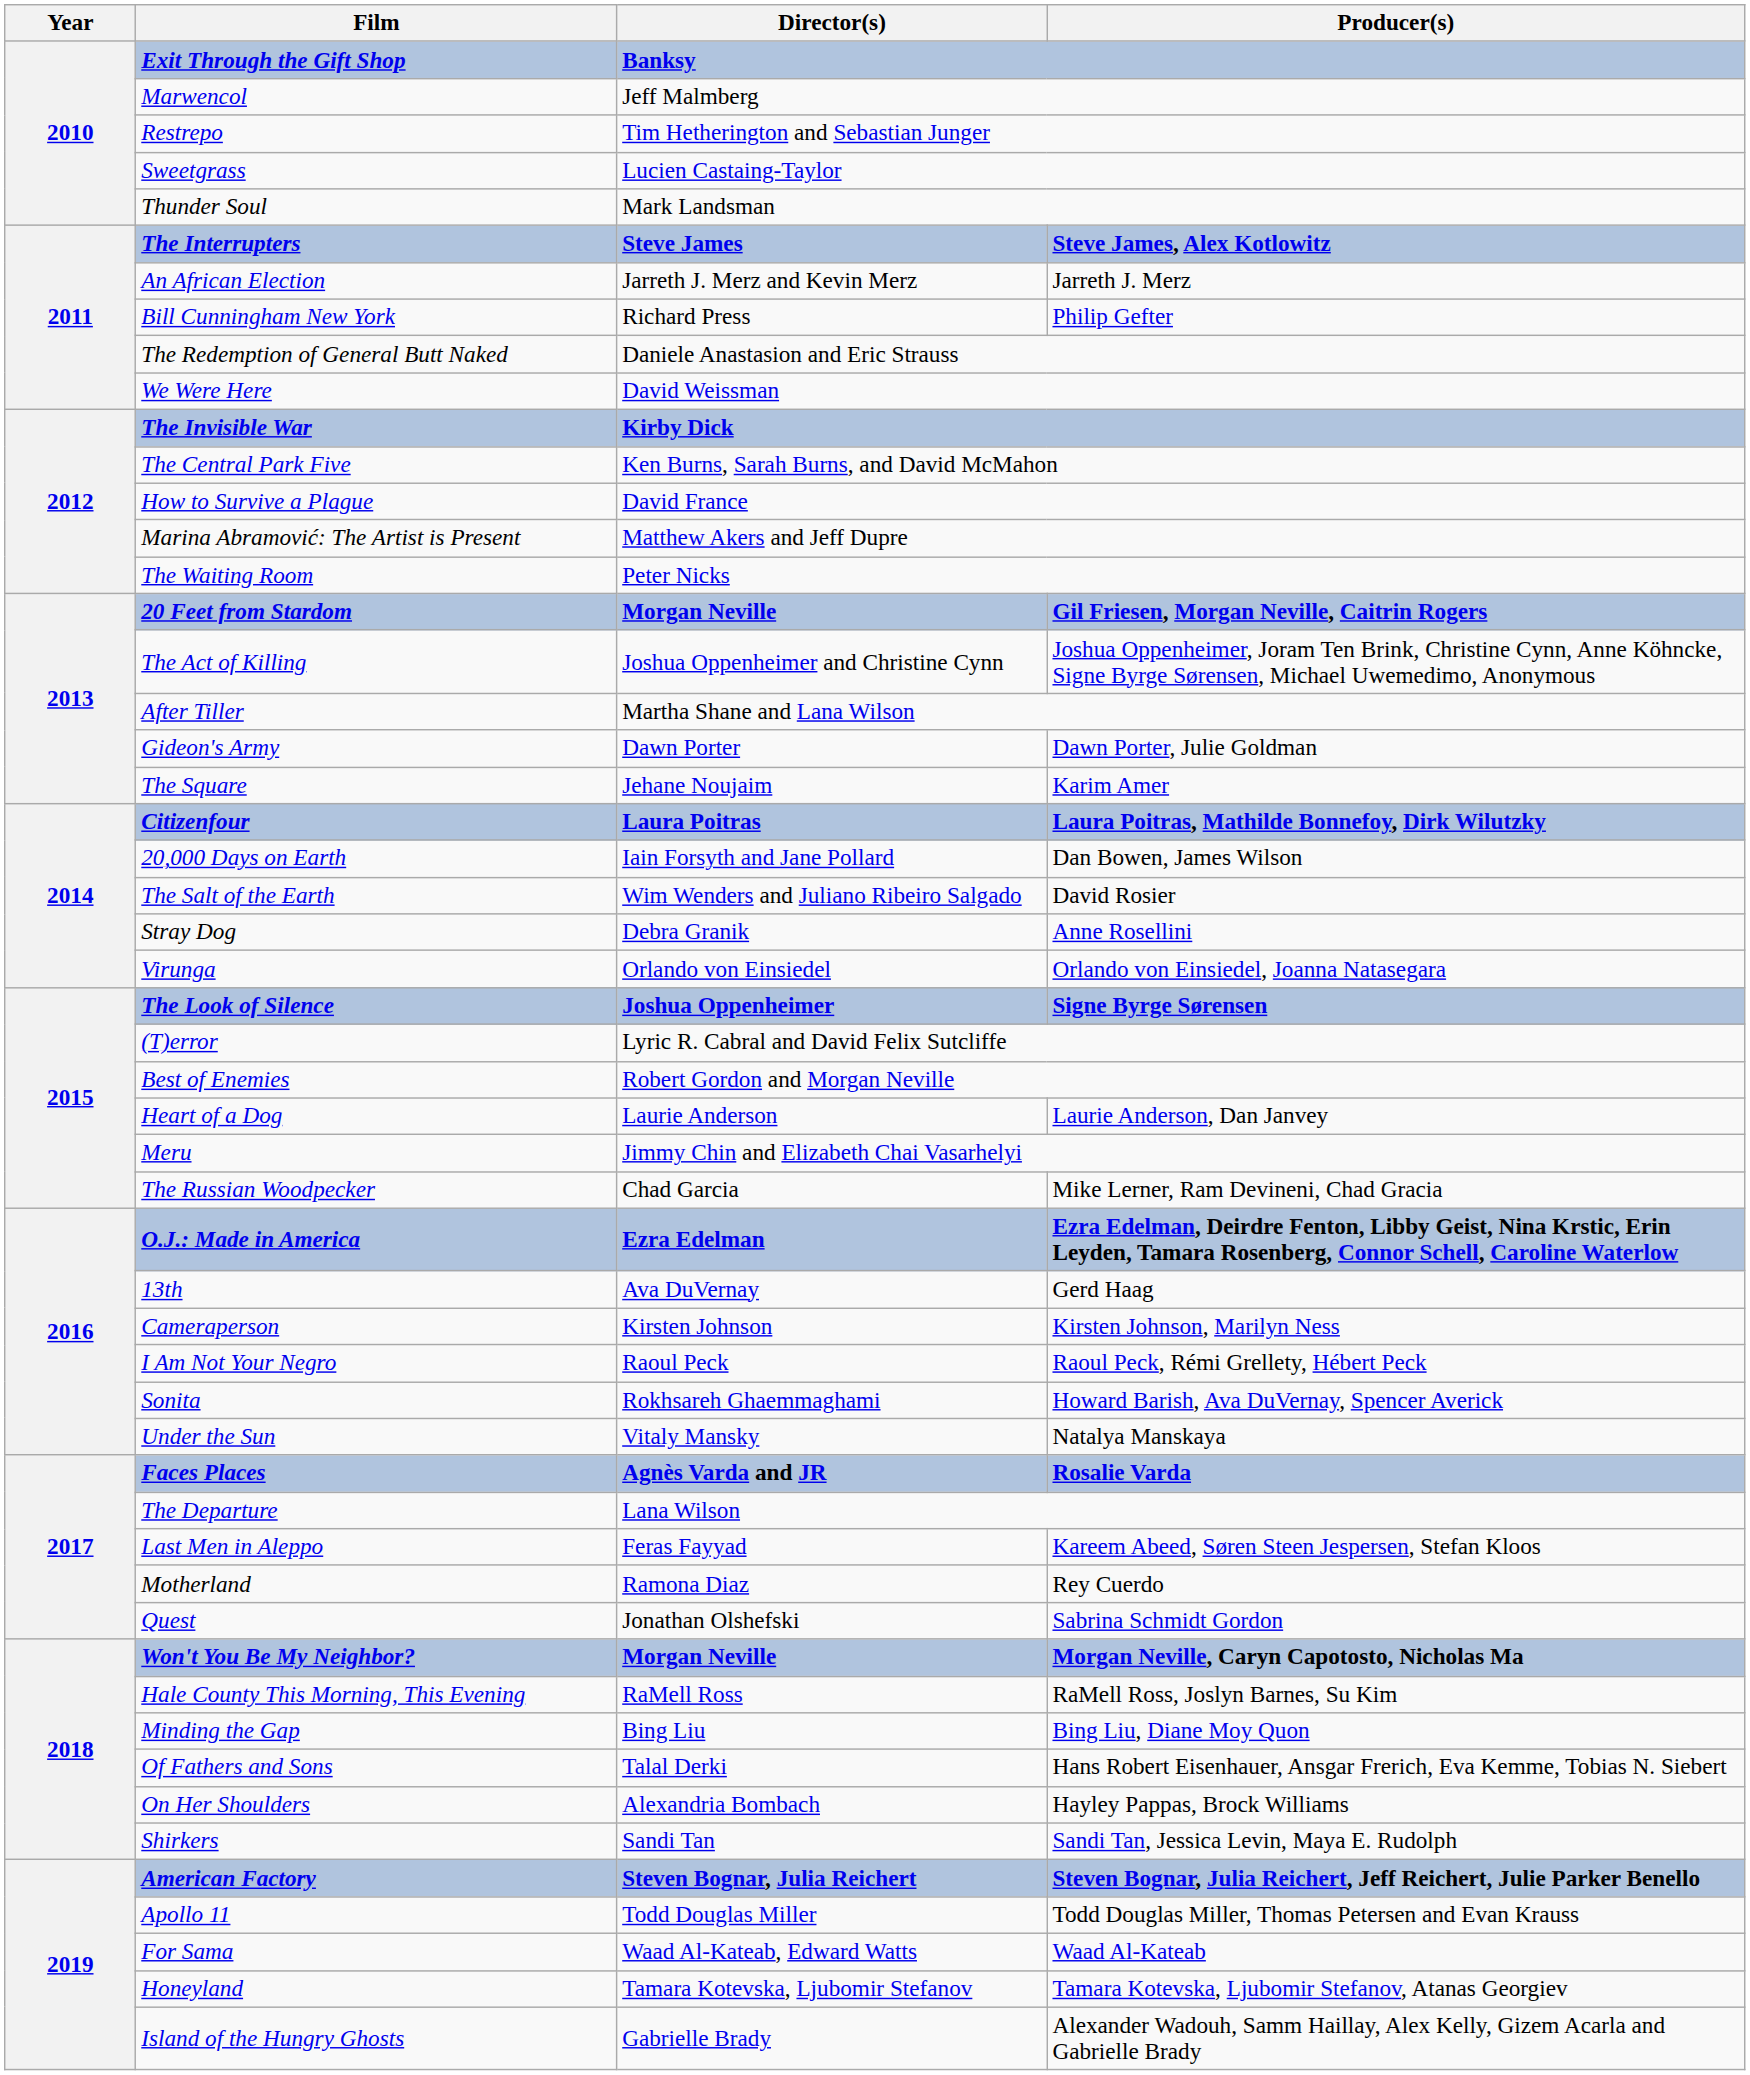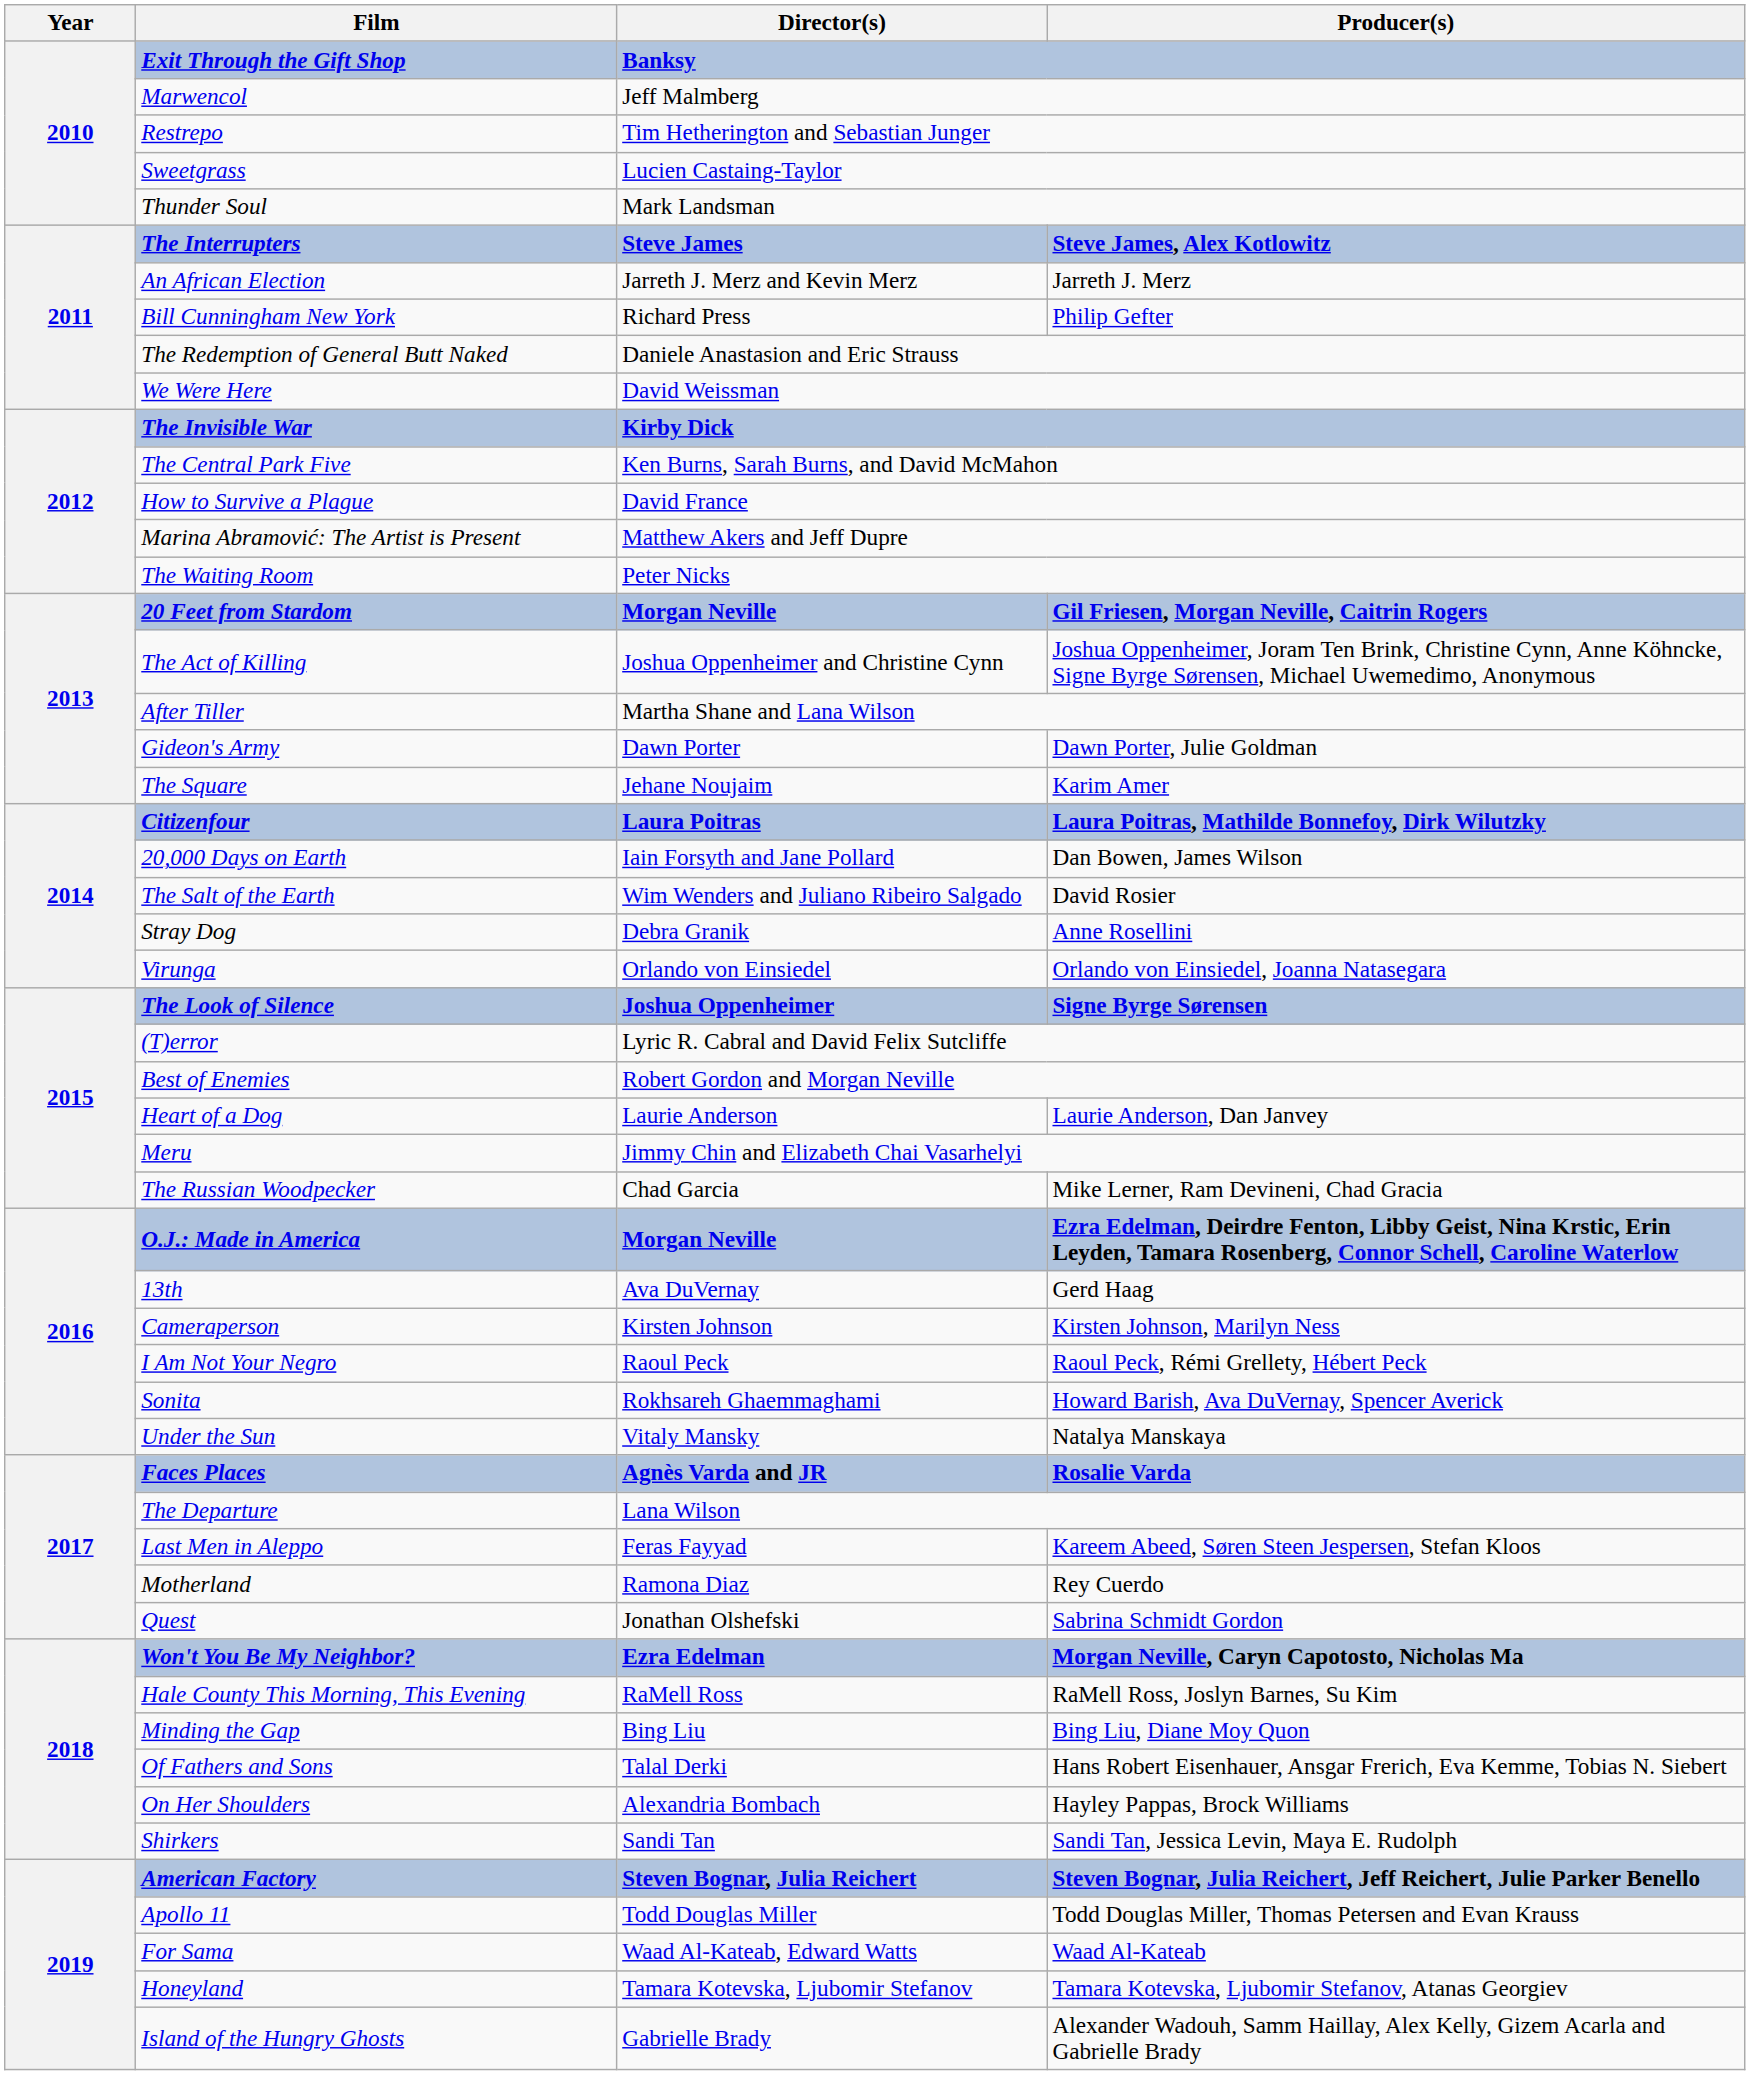(693, 1239) Ezra Edelman -> (699, 1239) Morgan Neville
(699, 1657) Morgan Neville -> (693, 1657) Ezra Edelman
